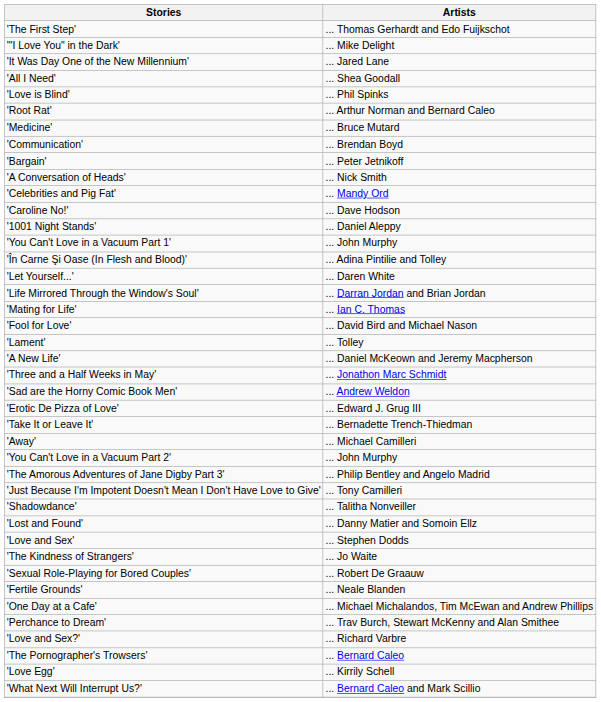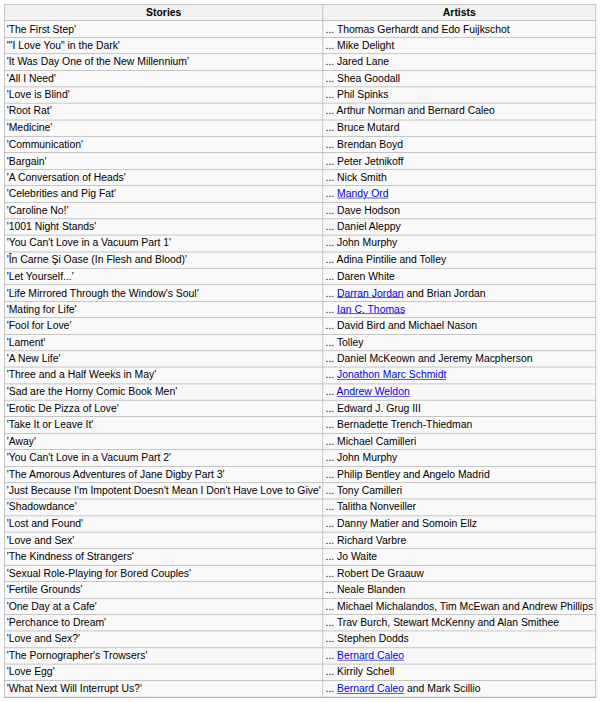(367, 540) ... Stephen Dodds -> (366, 540) ... Richard Varbre
(366, 639) ... Richard Varbre -> (367, 639) ... Stephen Dodds
